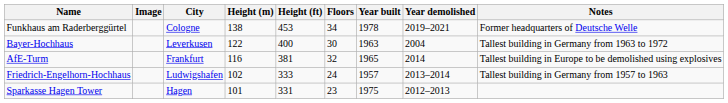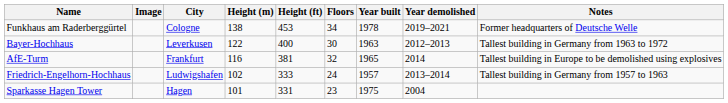(415, 43) 2004 -> (427, 43) 2012–2013
(427, 91) 2012–2013 -> (415, 91) 2004
